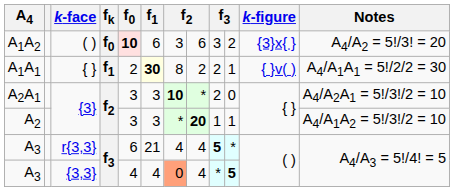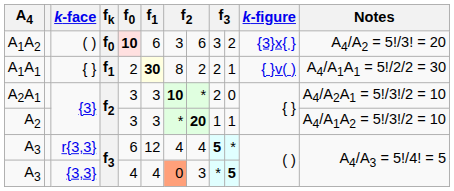(152, 147) 21 -> (152, 147) 12
(202, 173) 4 -> (202, 173) 3
